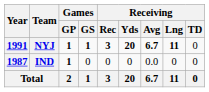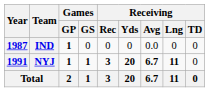rows swapped: (45, 62) <-> (45, 45)
